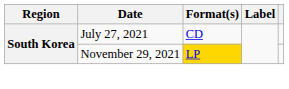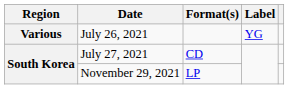+ row: (114, 34)
(193, 53) gold background -> (193, 73) no background
